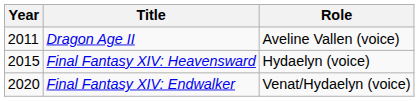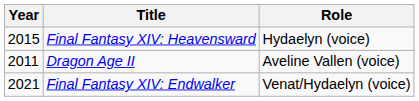rows swapped: (91, 38) <-> (151, 61)
(24, 84) 2020 -> (24, 84) 2021
